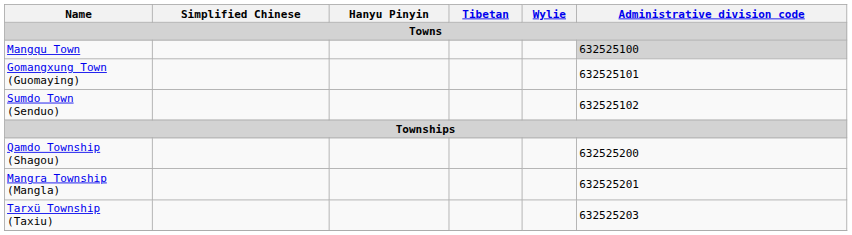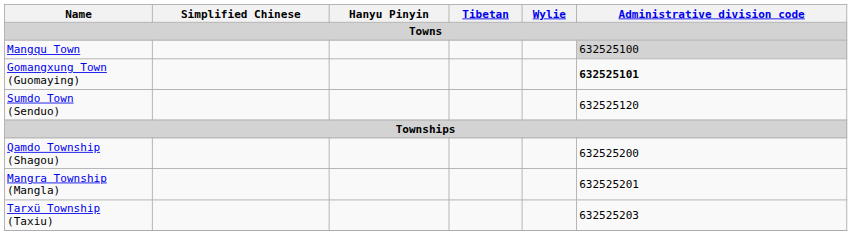(609, 74) normal -> (609, 74) bold
(609, 105) 632525102 -> (609, 105) 632525120
